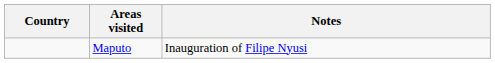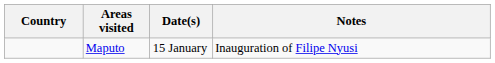+ column: (181, 21)
